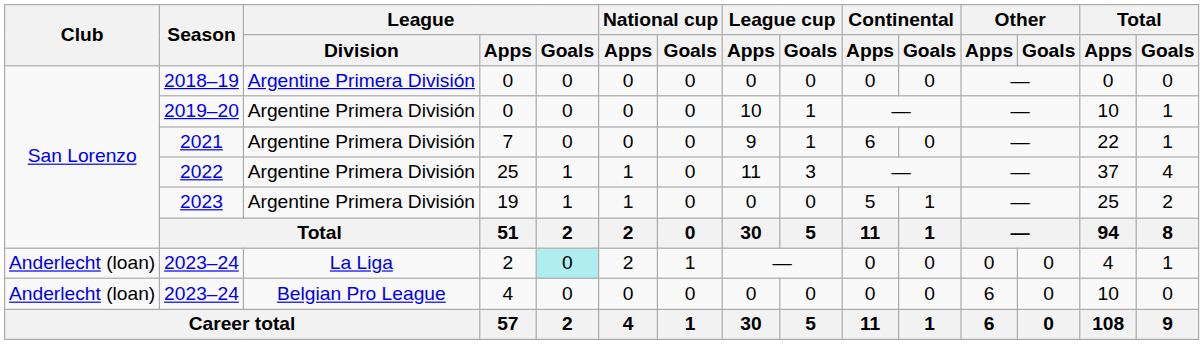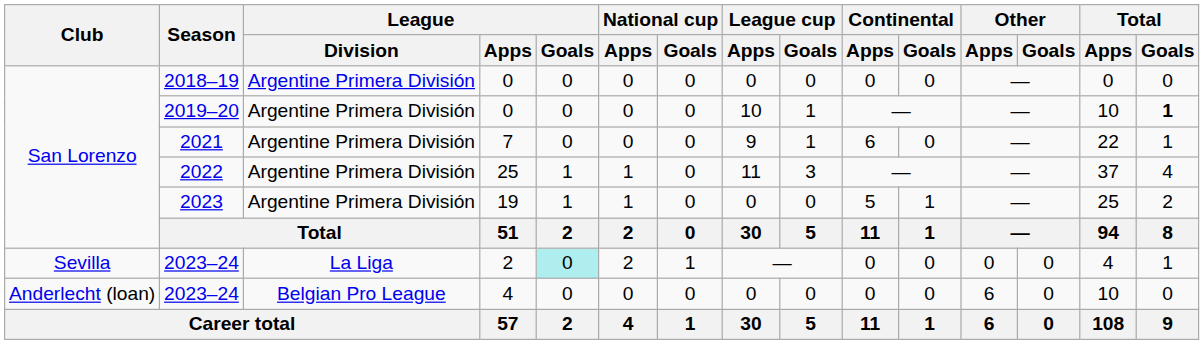(1168, 111) normal -> (1168, 111) bold
(82, 263) Anderlecht (loan) -> (82, 263) Sevilla
